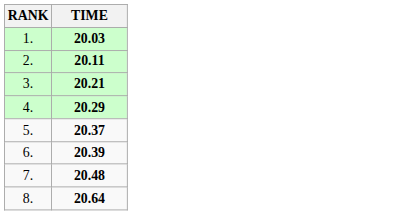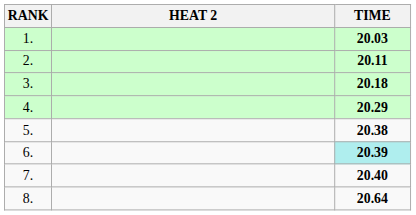+ column: (193, 16)
(89, 84) 20.21 -> (372, 84) 20.18
(89, 130) 20.37 -> (372, 130) 20.38
(89, 153) no background -> (372, 153) paleturquoise background
(89, 175) 20.48 -> (372, 175) 20.40
